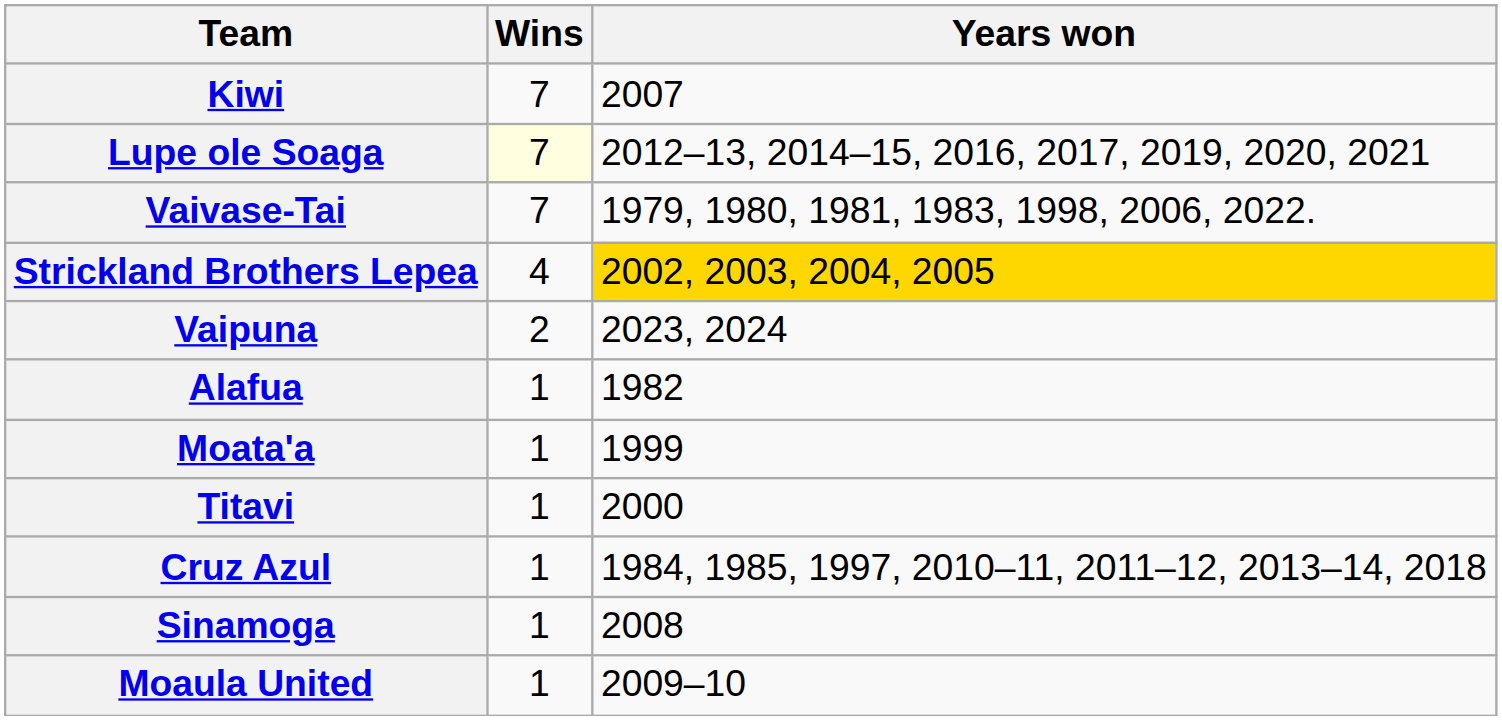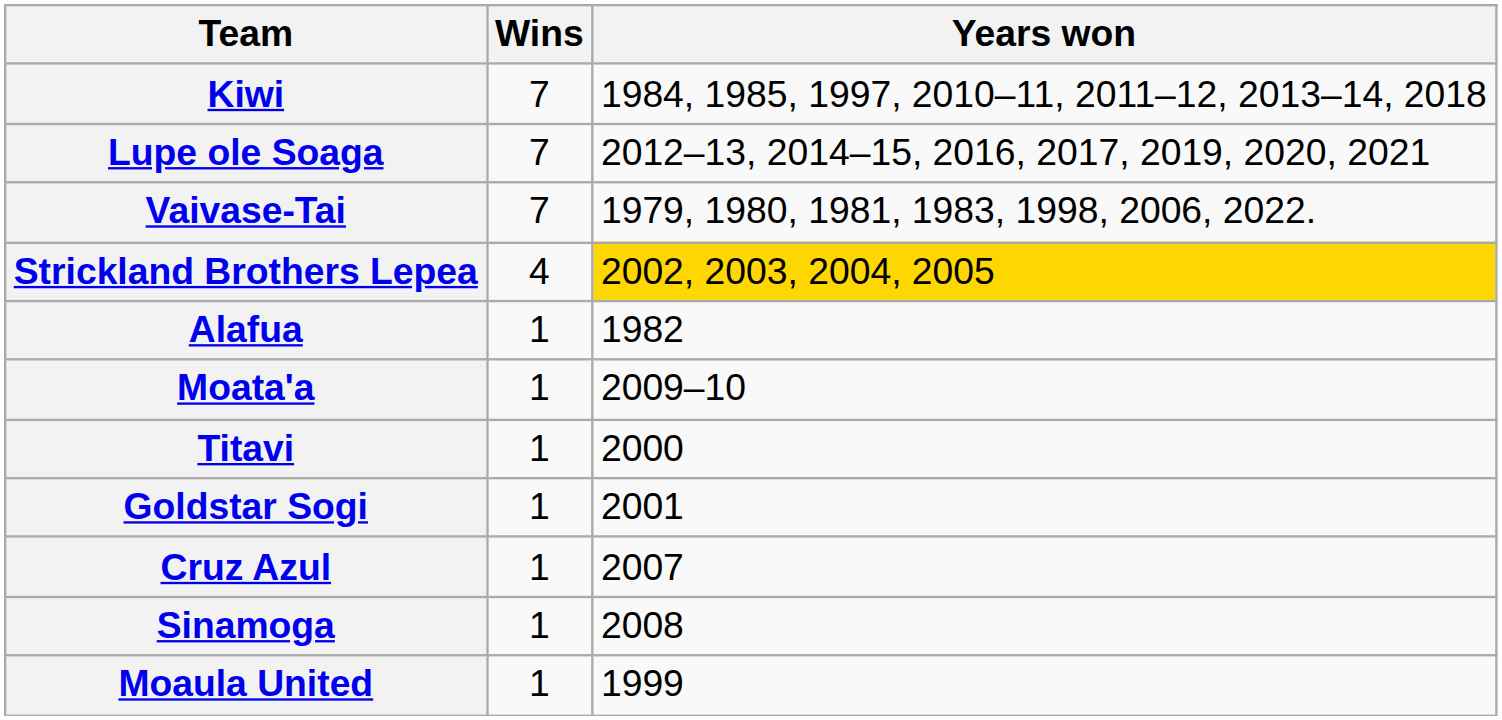(642, 93) 2007 -> (1044, 93) 1984, 1985, 1997, 2010–11, 2011–12, 2013–14, 2018
(539, 152) lightyellow background -> (539, 152) no background
- row: (246, 329)
(642, 447) 1999 -> (673, 388) 2009–10
+ row: (246, 507)
(1044, 566) 1984, 1985, 1997, 2010–11, 2011–12, 2013–14, 2018 -> (642, 566) 2007
(673, 684) 2009–10 -> (642, 684) 1999
